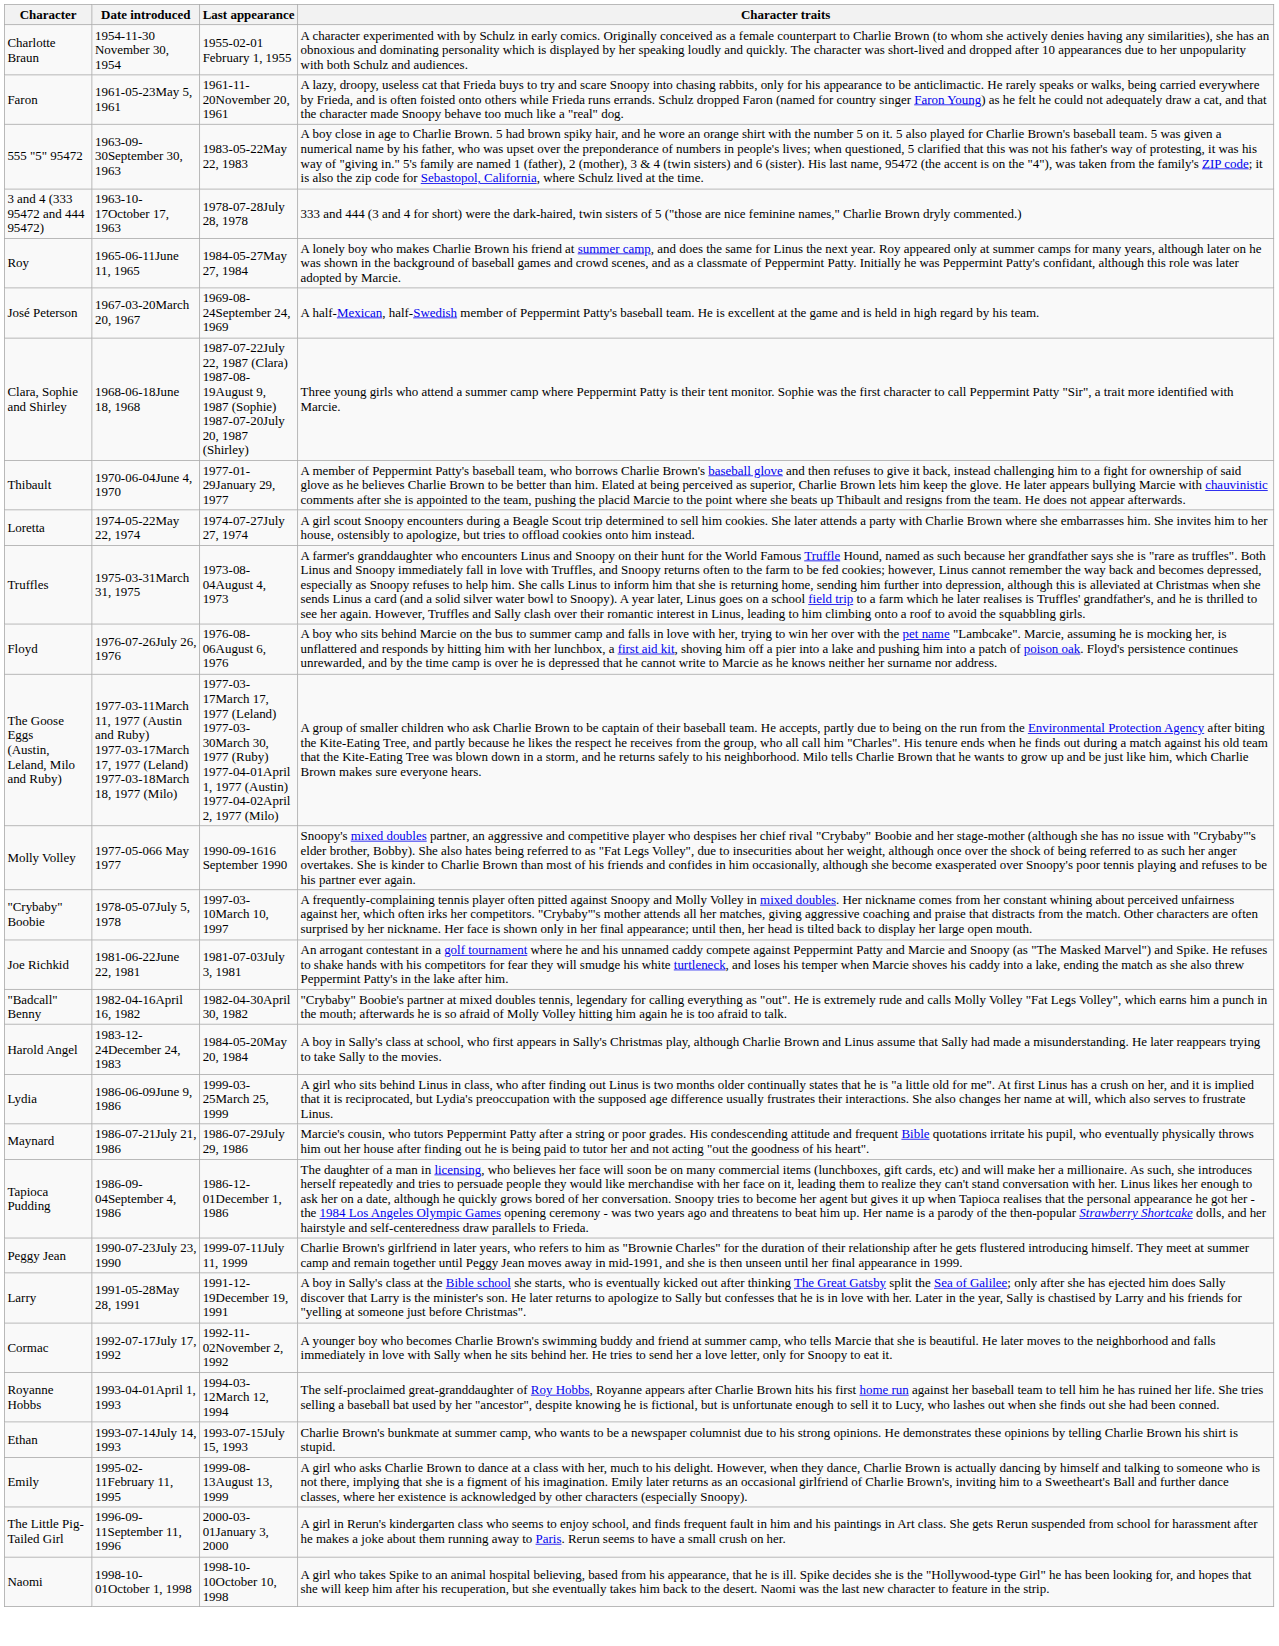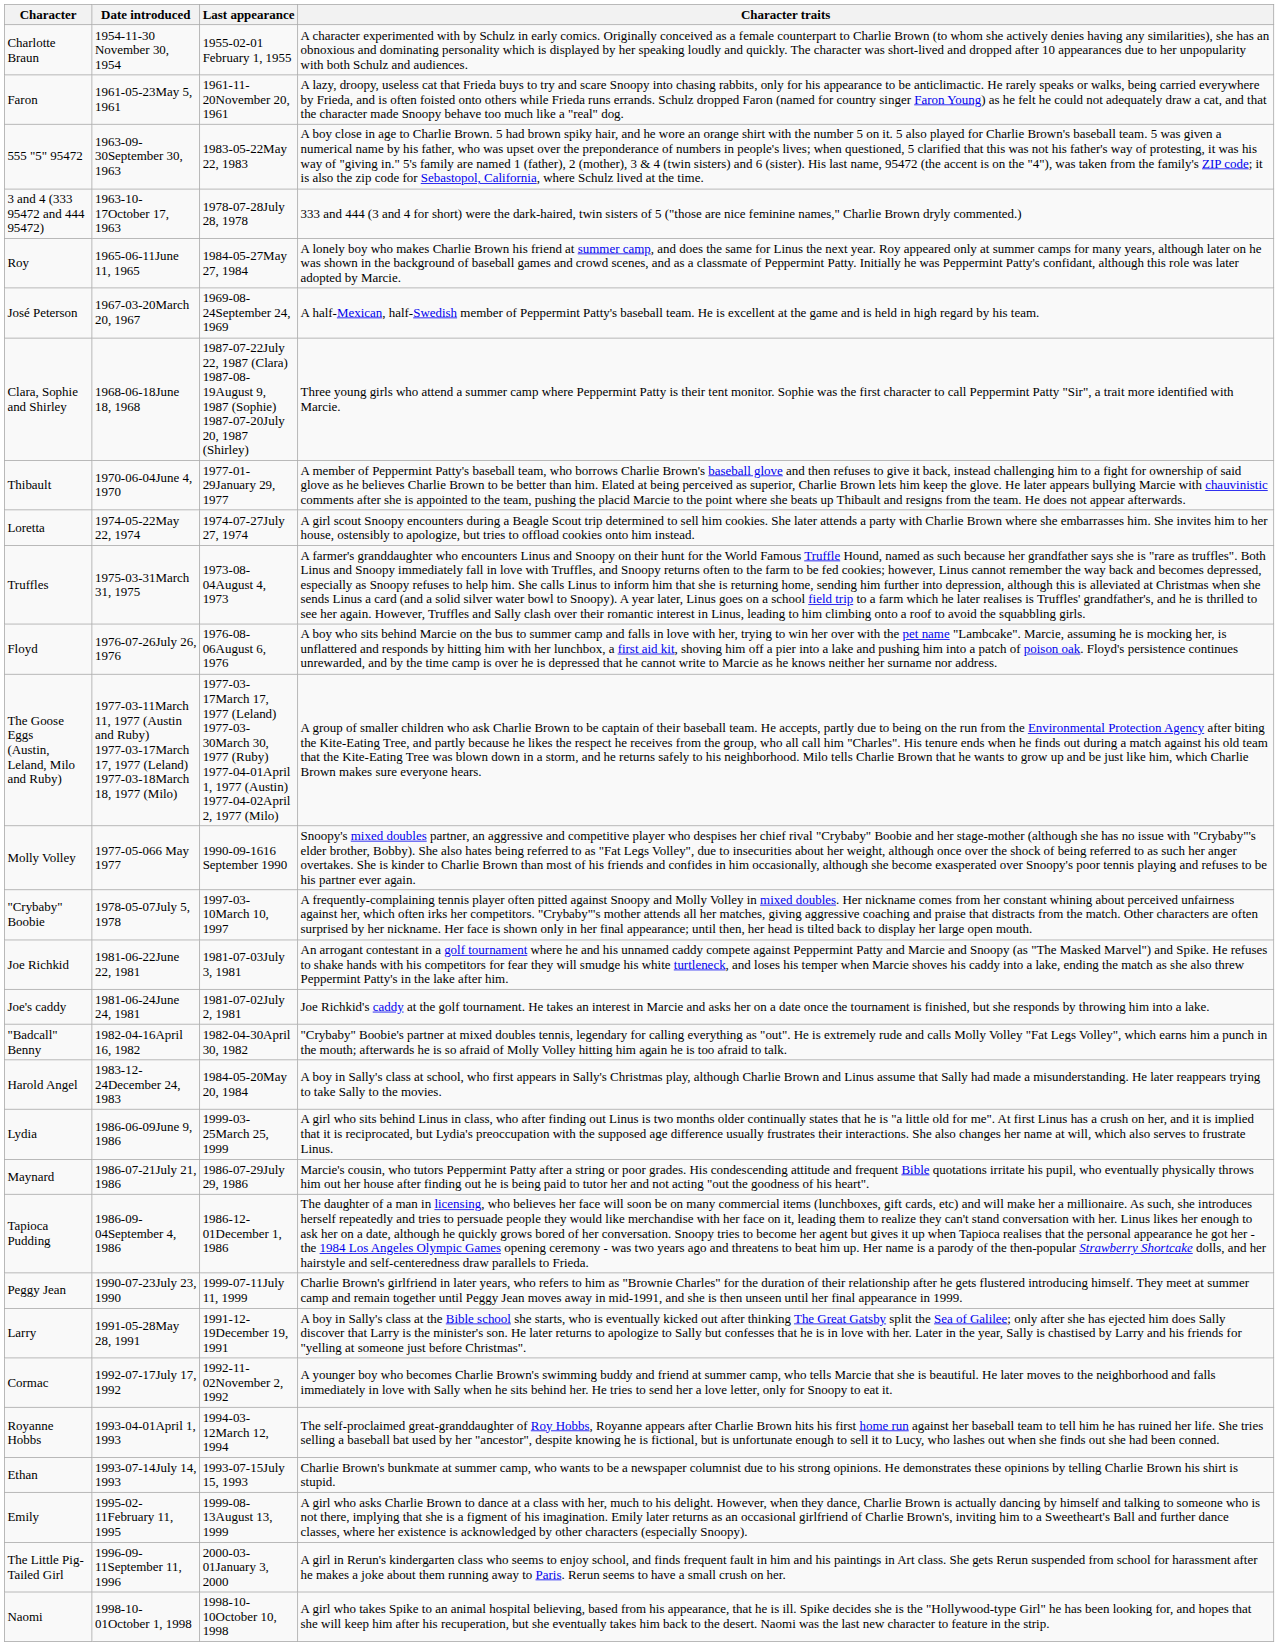+ row: (37, 1007)
